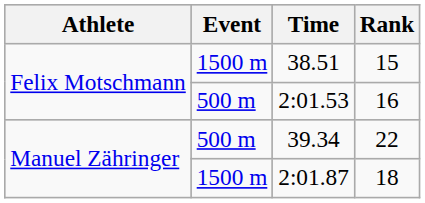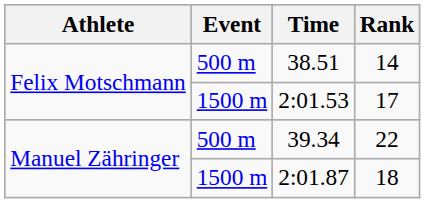(232, 62) 1500 m -> (226, 62) 500 m
(387, 62) 15 -> (387, 62) 14
(226, 101) 500 m -> (232, 101) 1500 m
(387, 101) 16 -> (387, 101) 17
